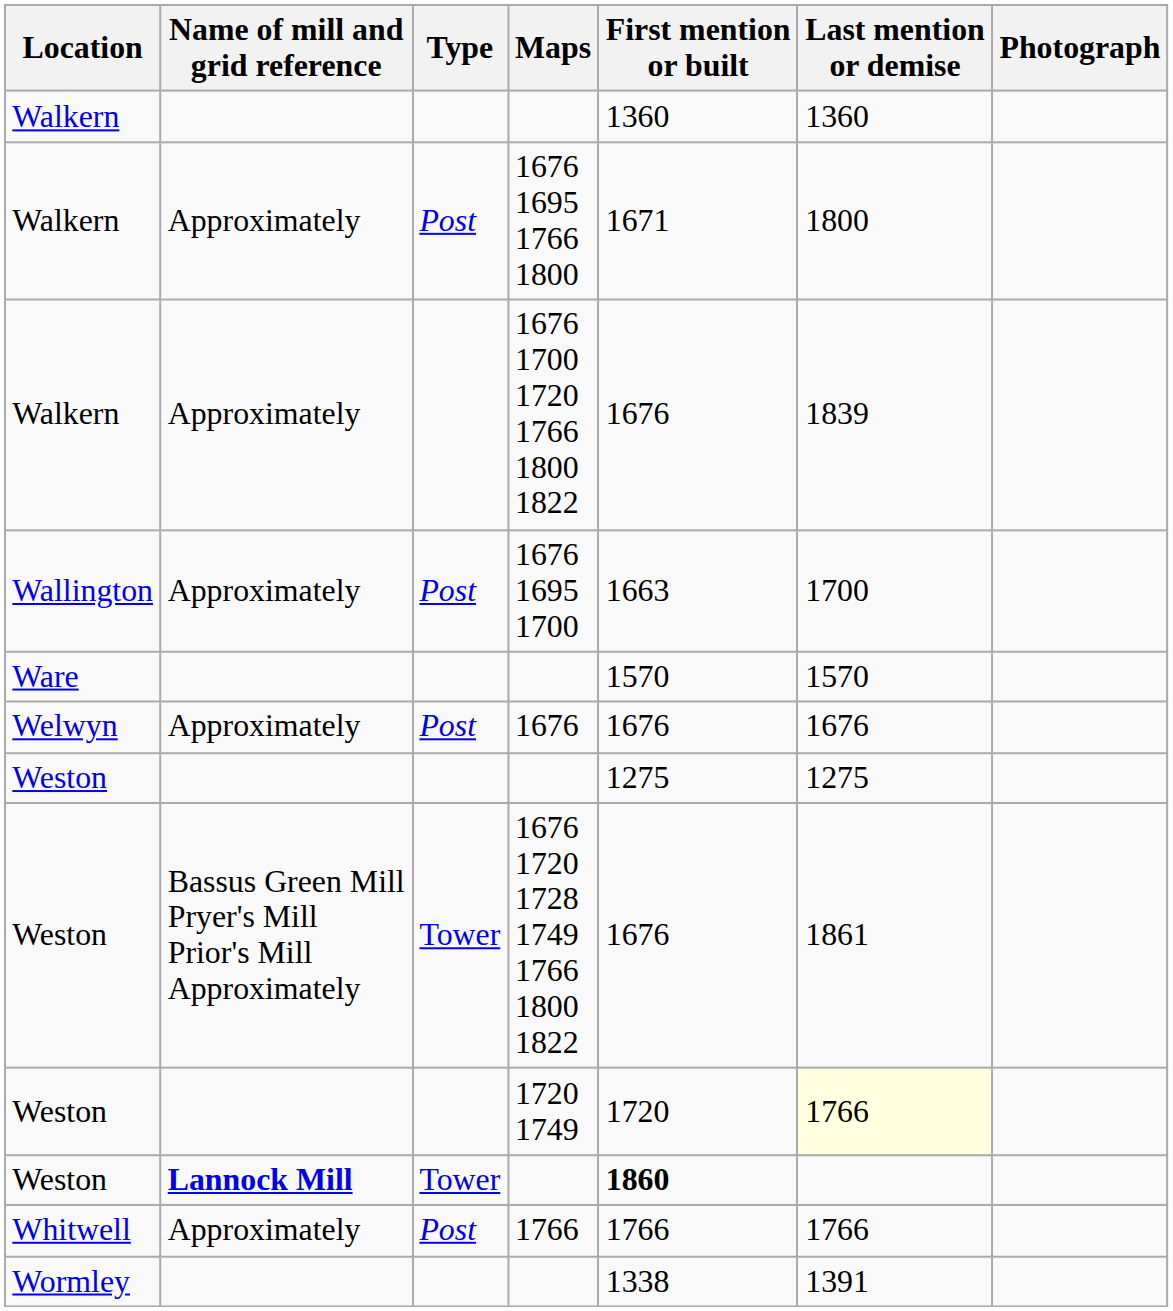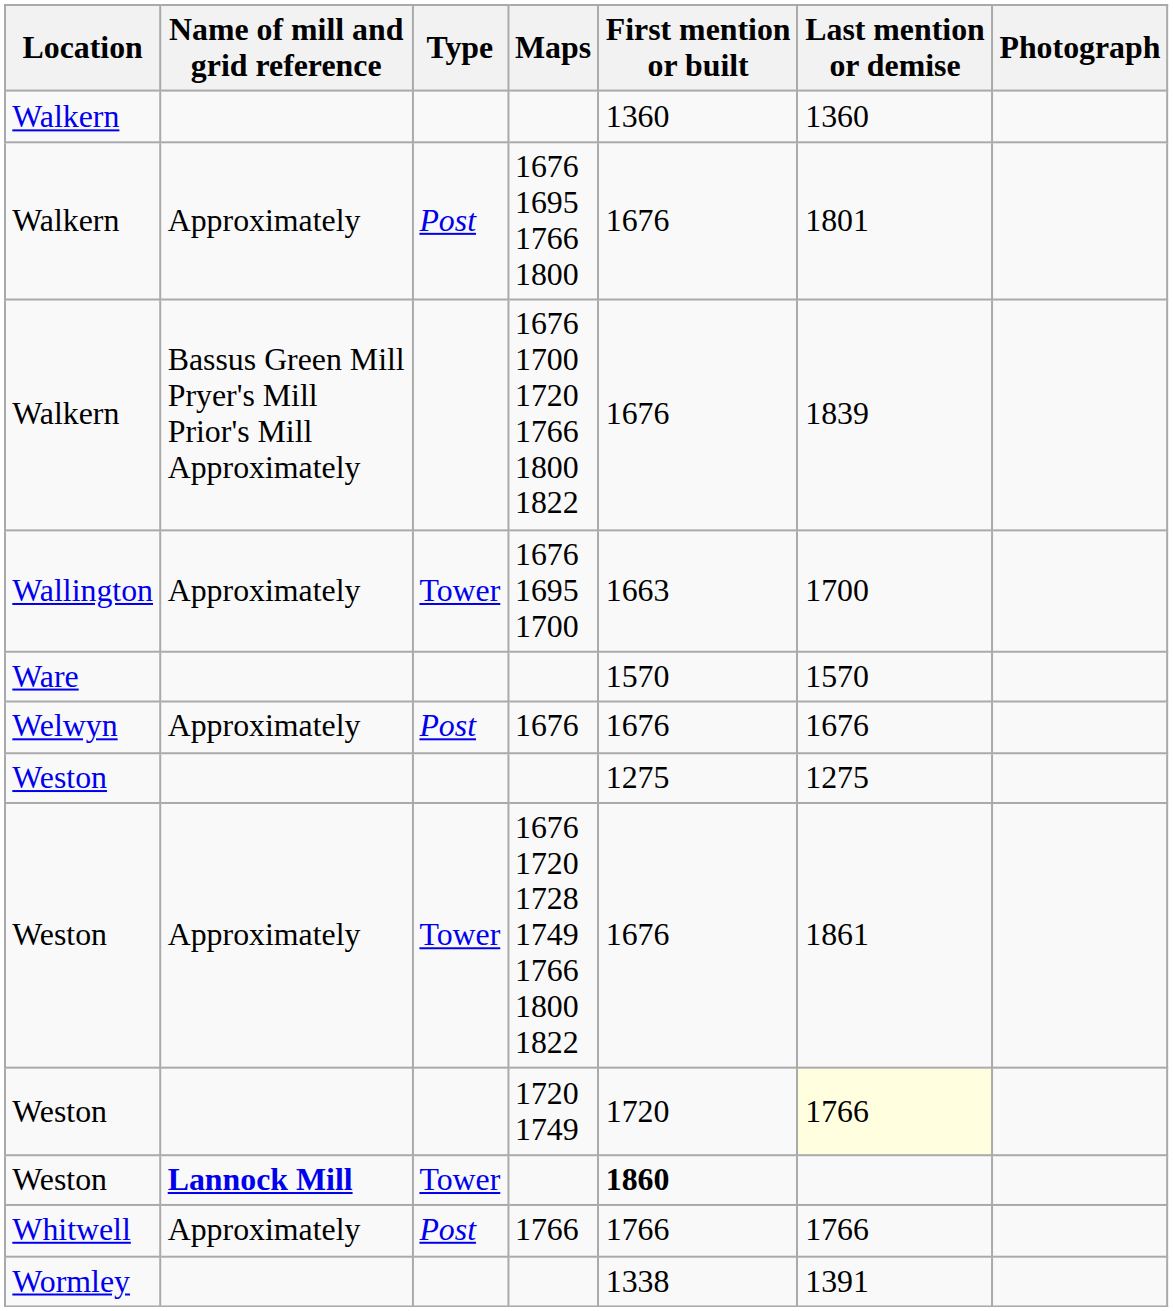(638, 220) 1671 -> (638, 220) 1676
(837, 220) 1800 -> (837, 220) 1801
(264, 414) Approximately -> (286, 414) Bassus Green Mill Pryer's Mill Prior's Mill Approximately
(448, 589) Post -> (460, 589) Tower
(286, 935) Bassus Green Mill Pryer's Mill Prior's Mill Approximately -> (264, 935) Approximately
